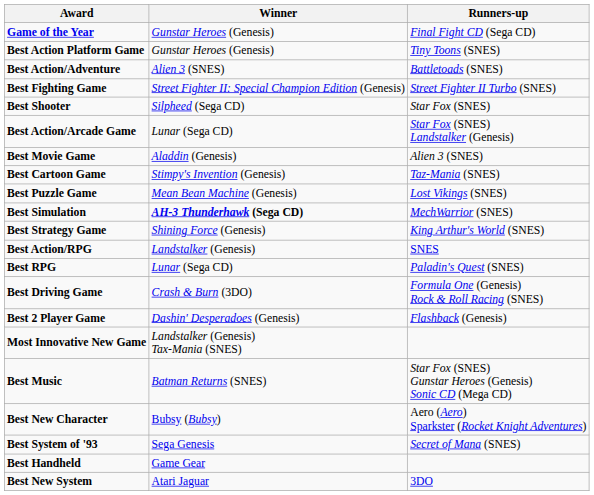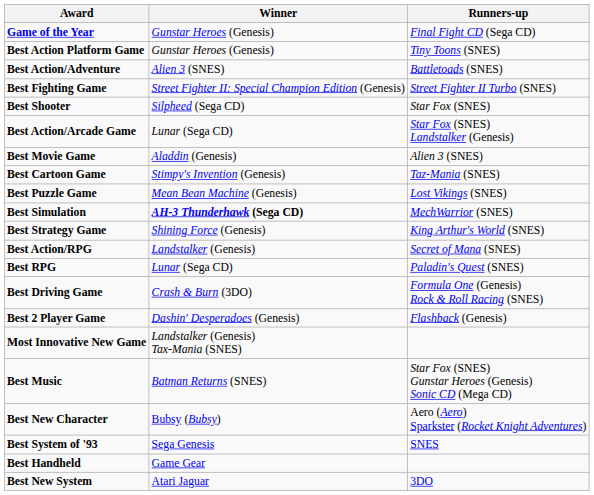(425, 249) SNES -> (465, 249) Secret of Mana (SNES)
(465, 444) Secret of Mana (SNES) -> (425, 444) SNES
